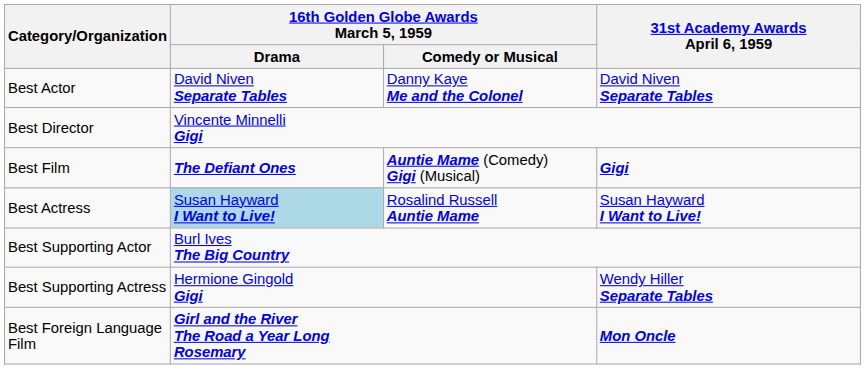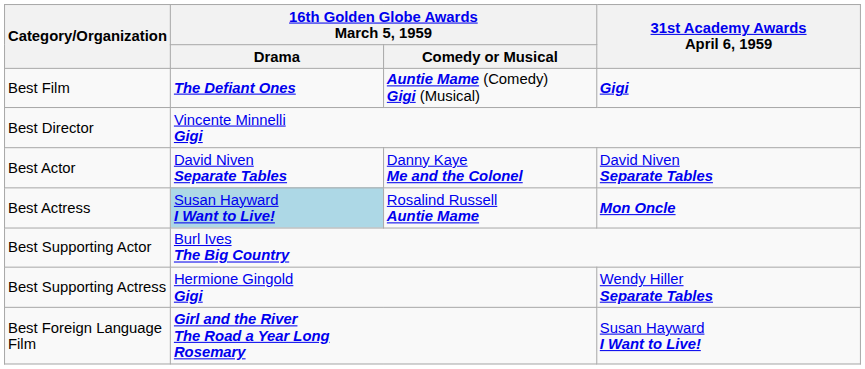rows swapped: (39, 168) <-> (42, 88)
(652, 208) Susan Hayward I Want to Live! -> (638, 208) Mon Oncle
(638, 336) Mon Oncle -> (652, 336) Susan Hayward I Want to Live!
